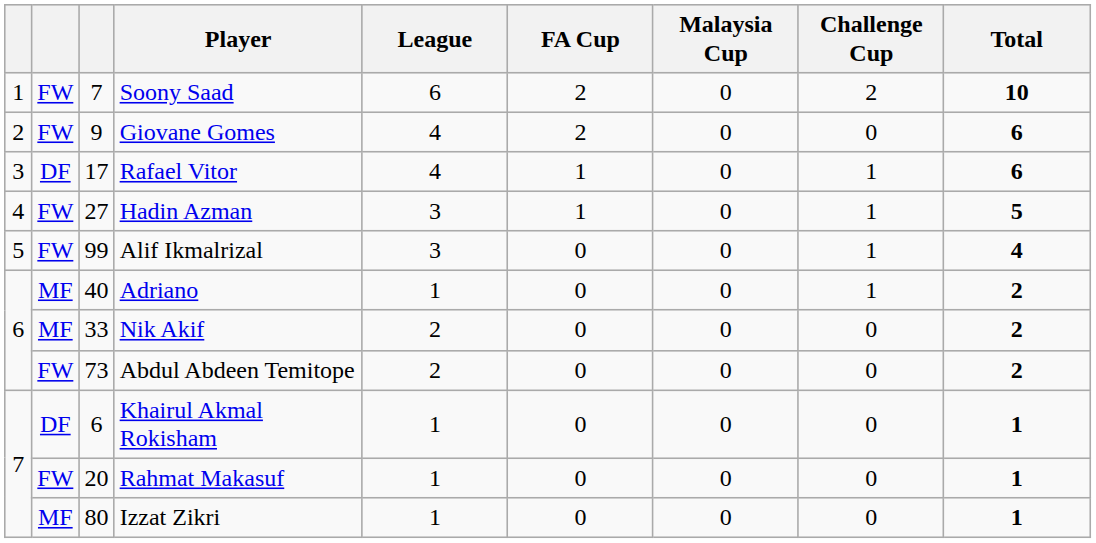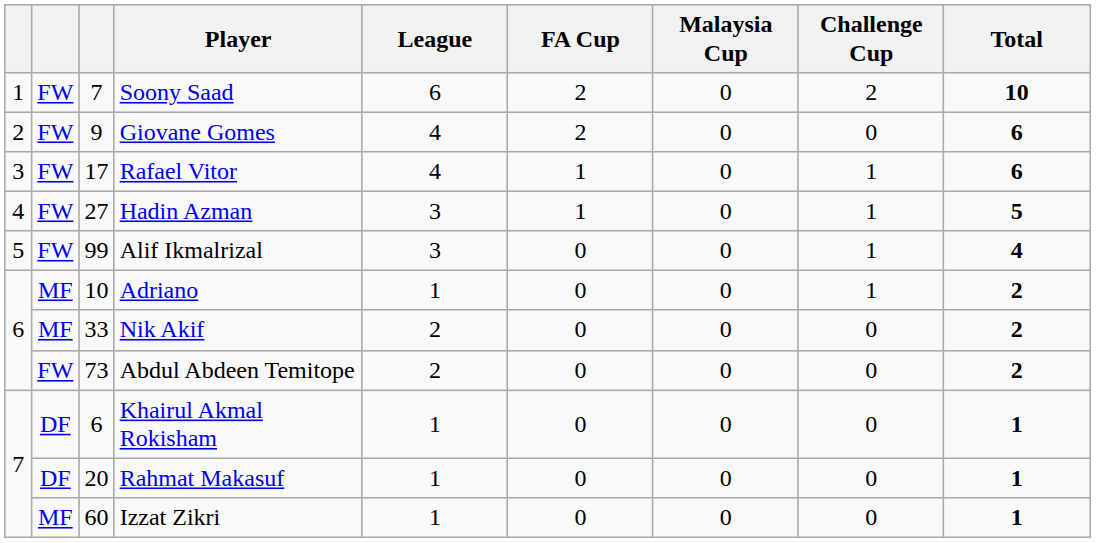(55, 171) DF -> (55, 171) FW
(96, 290) 40 -> (96, 290) 10
(55, 477) FW -> (55, 477) DF
(96, 516) 80 -> (96, 516) 60
